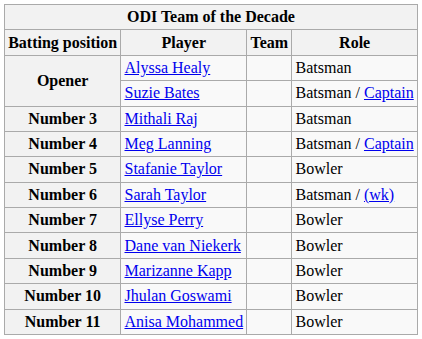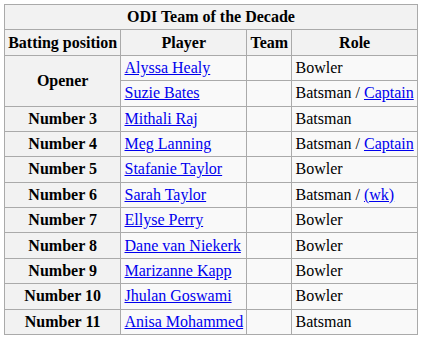(324, 67) Batsman -> (319, 67) Bowler
(319, 321) Bowler -> (324, 321) Batsman
